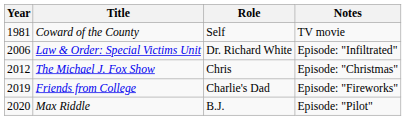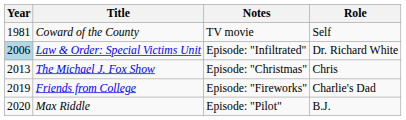columns swapped: (249, 13) <-> (348, 13)
(19, 50) no background -> (19, 50) lightblue background
(19, 69) 2012 -> (19, 69) 2013
